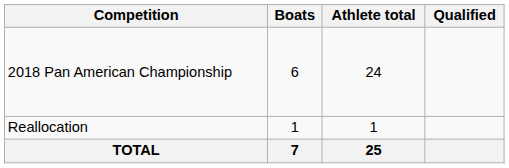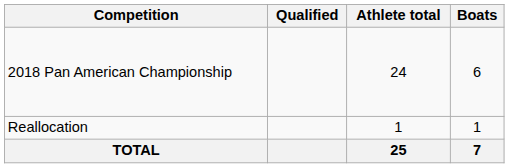columns swapped: (295, 16) <-> (465, 16)
